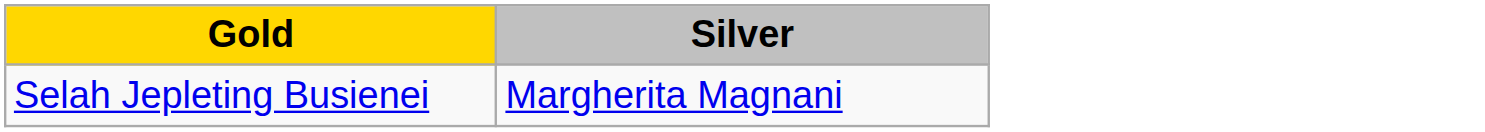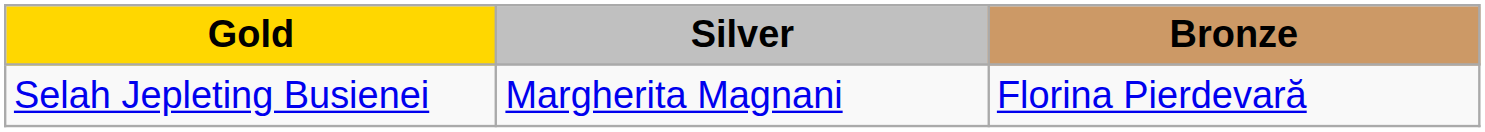+ column: (1234, 34)
